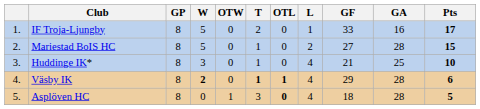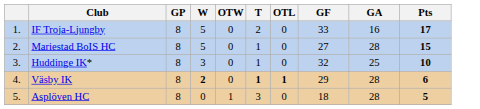- column: (310, 12)
(348, 63) 21 -> (323, 63) 32
(284, 96) bold -> (284, 96) normal
